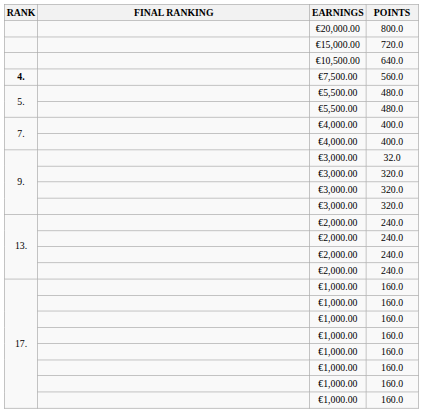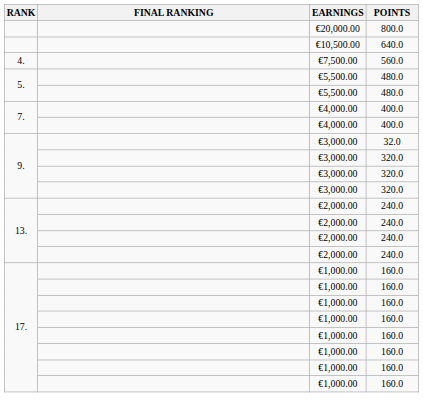- row: (338, 45)
(21, 77) bold -> (21, 61) normal
